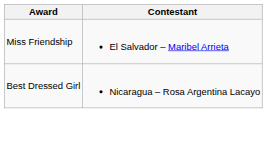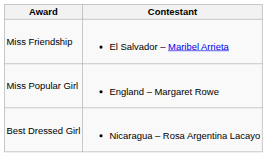+ row: (42, 86)
